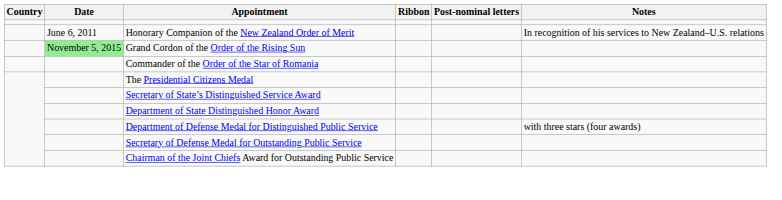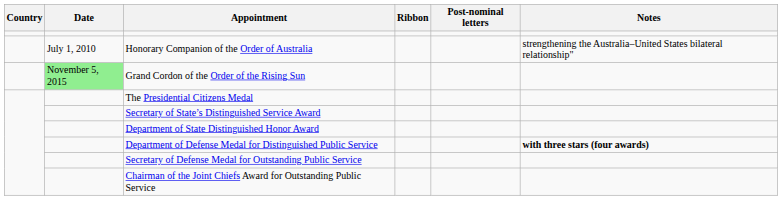+ row: (219, 49)
- row: (240, 32)
- row: (222, 64)
(582, 127) normal -> (586, 144) bold
